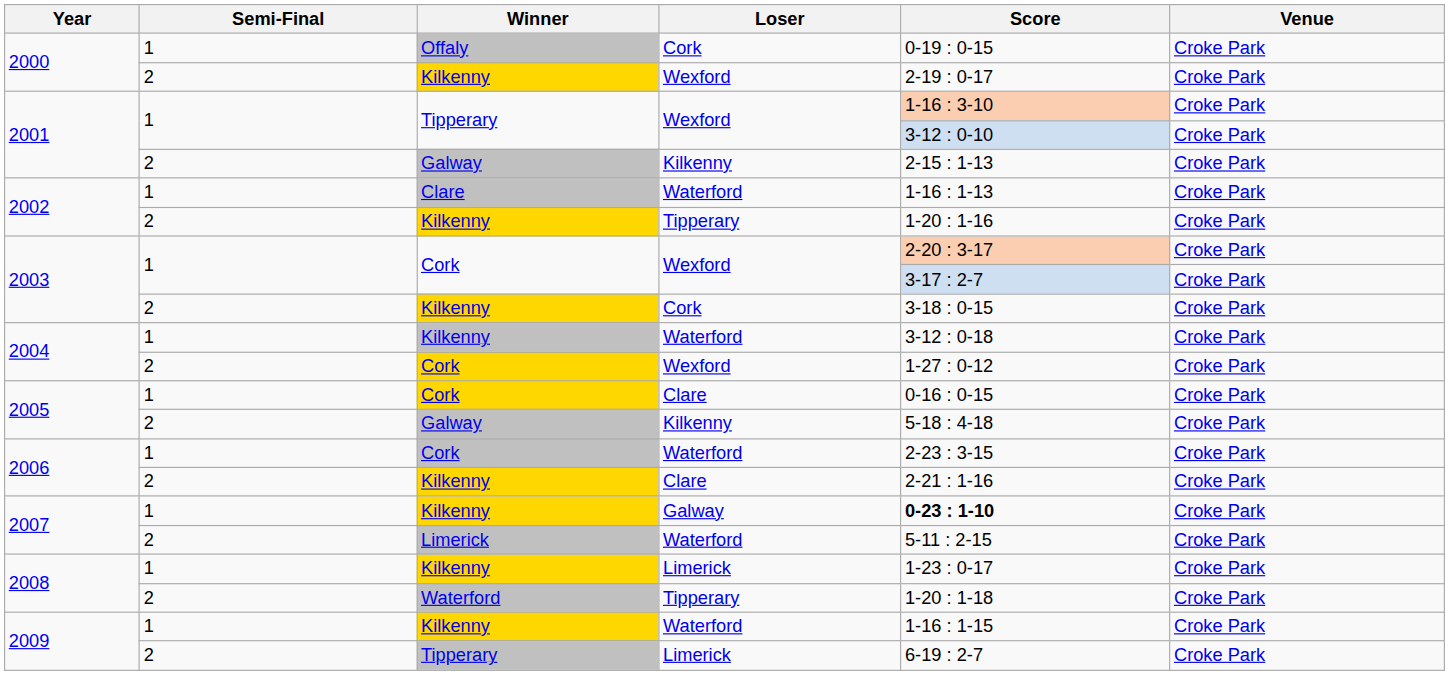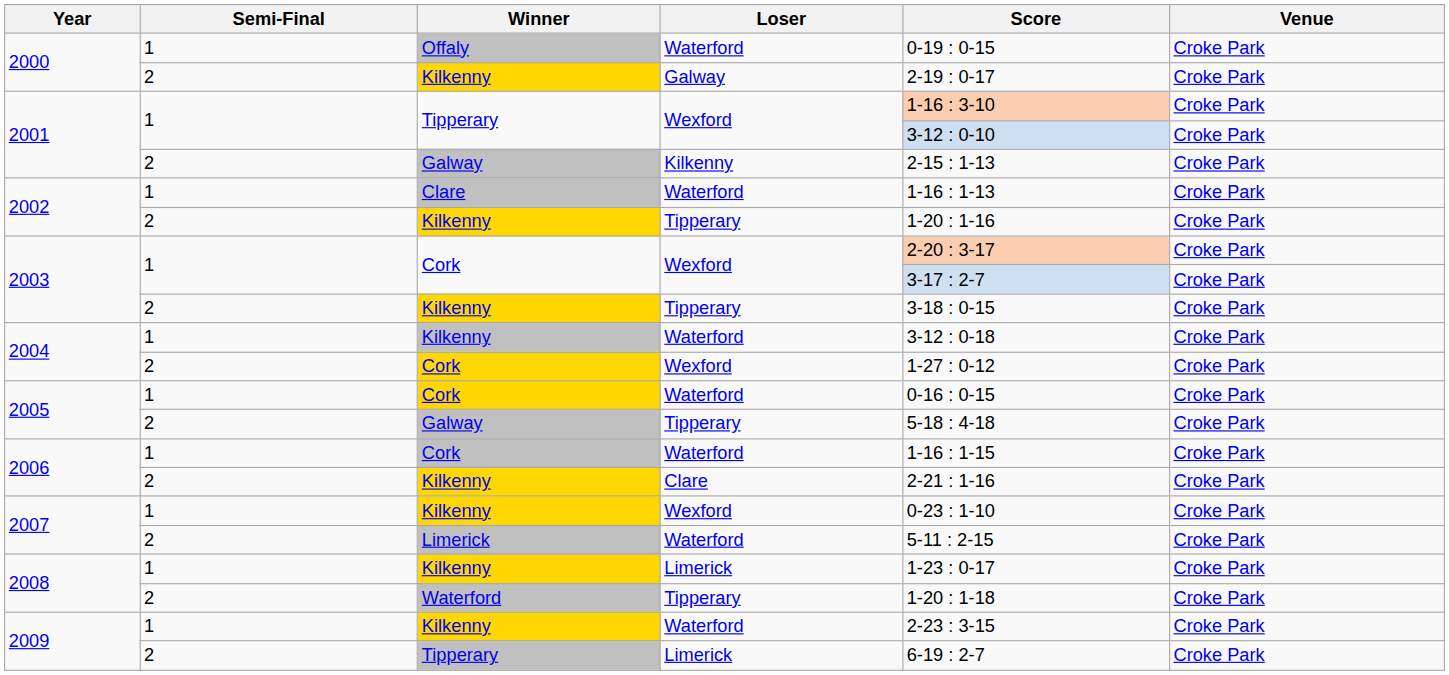(682, 47) Cork -> (704, 47) Waterford
(697, 76) Wexford -> (695, 76) Galway
(682, 308) Cork -> (702, 308) Tipperary
(685, 395) Clare -> (704, 395) Waterford
(697, 423) Kilkenny -> (702, 423) Tipperary
(949, 452) 2-23 : 3-15 -> (951, 452) 1-16 : 1-15
(693, 510) Galway -> (698, 510) Wexford
(950, 510) bold -> (951, 510) normal
(949, 626) 1-16 : 1-15 -> (951, 626) 2-23 : 3-15
